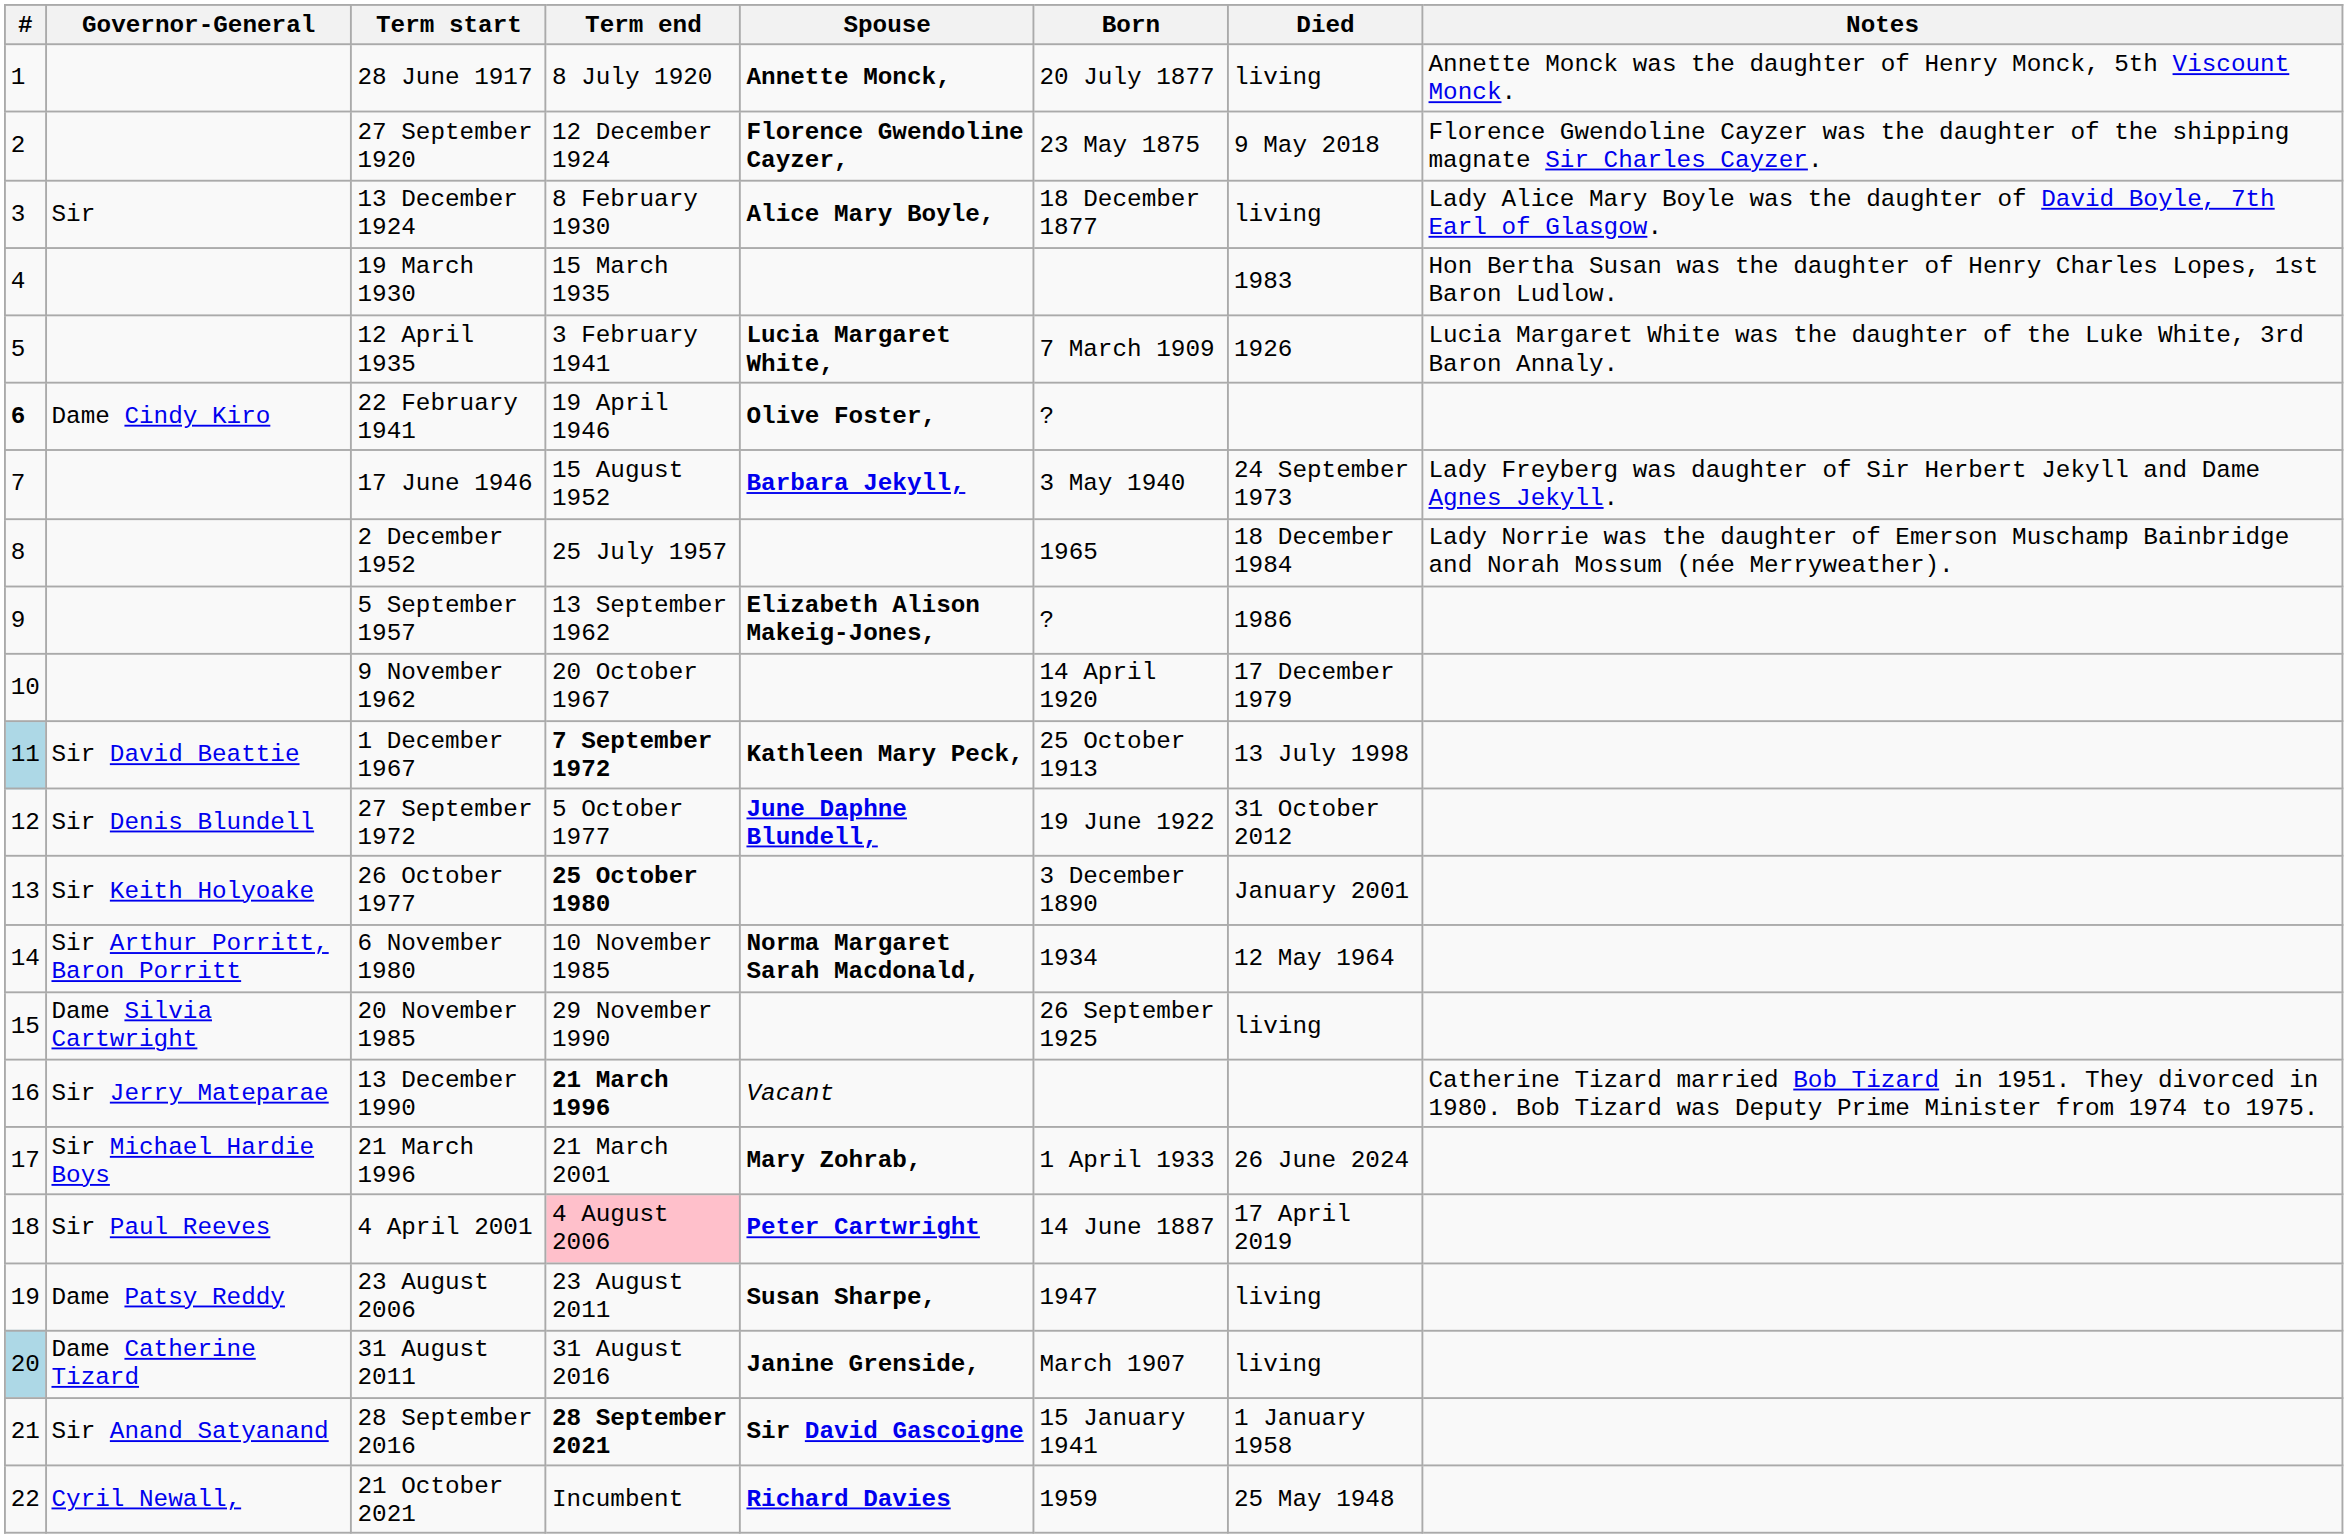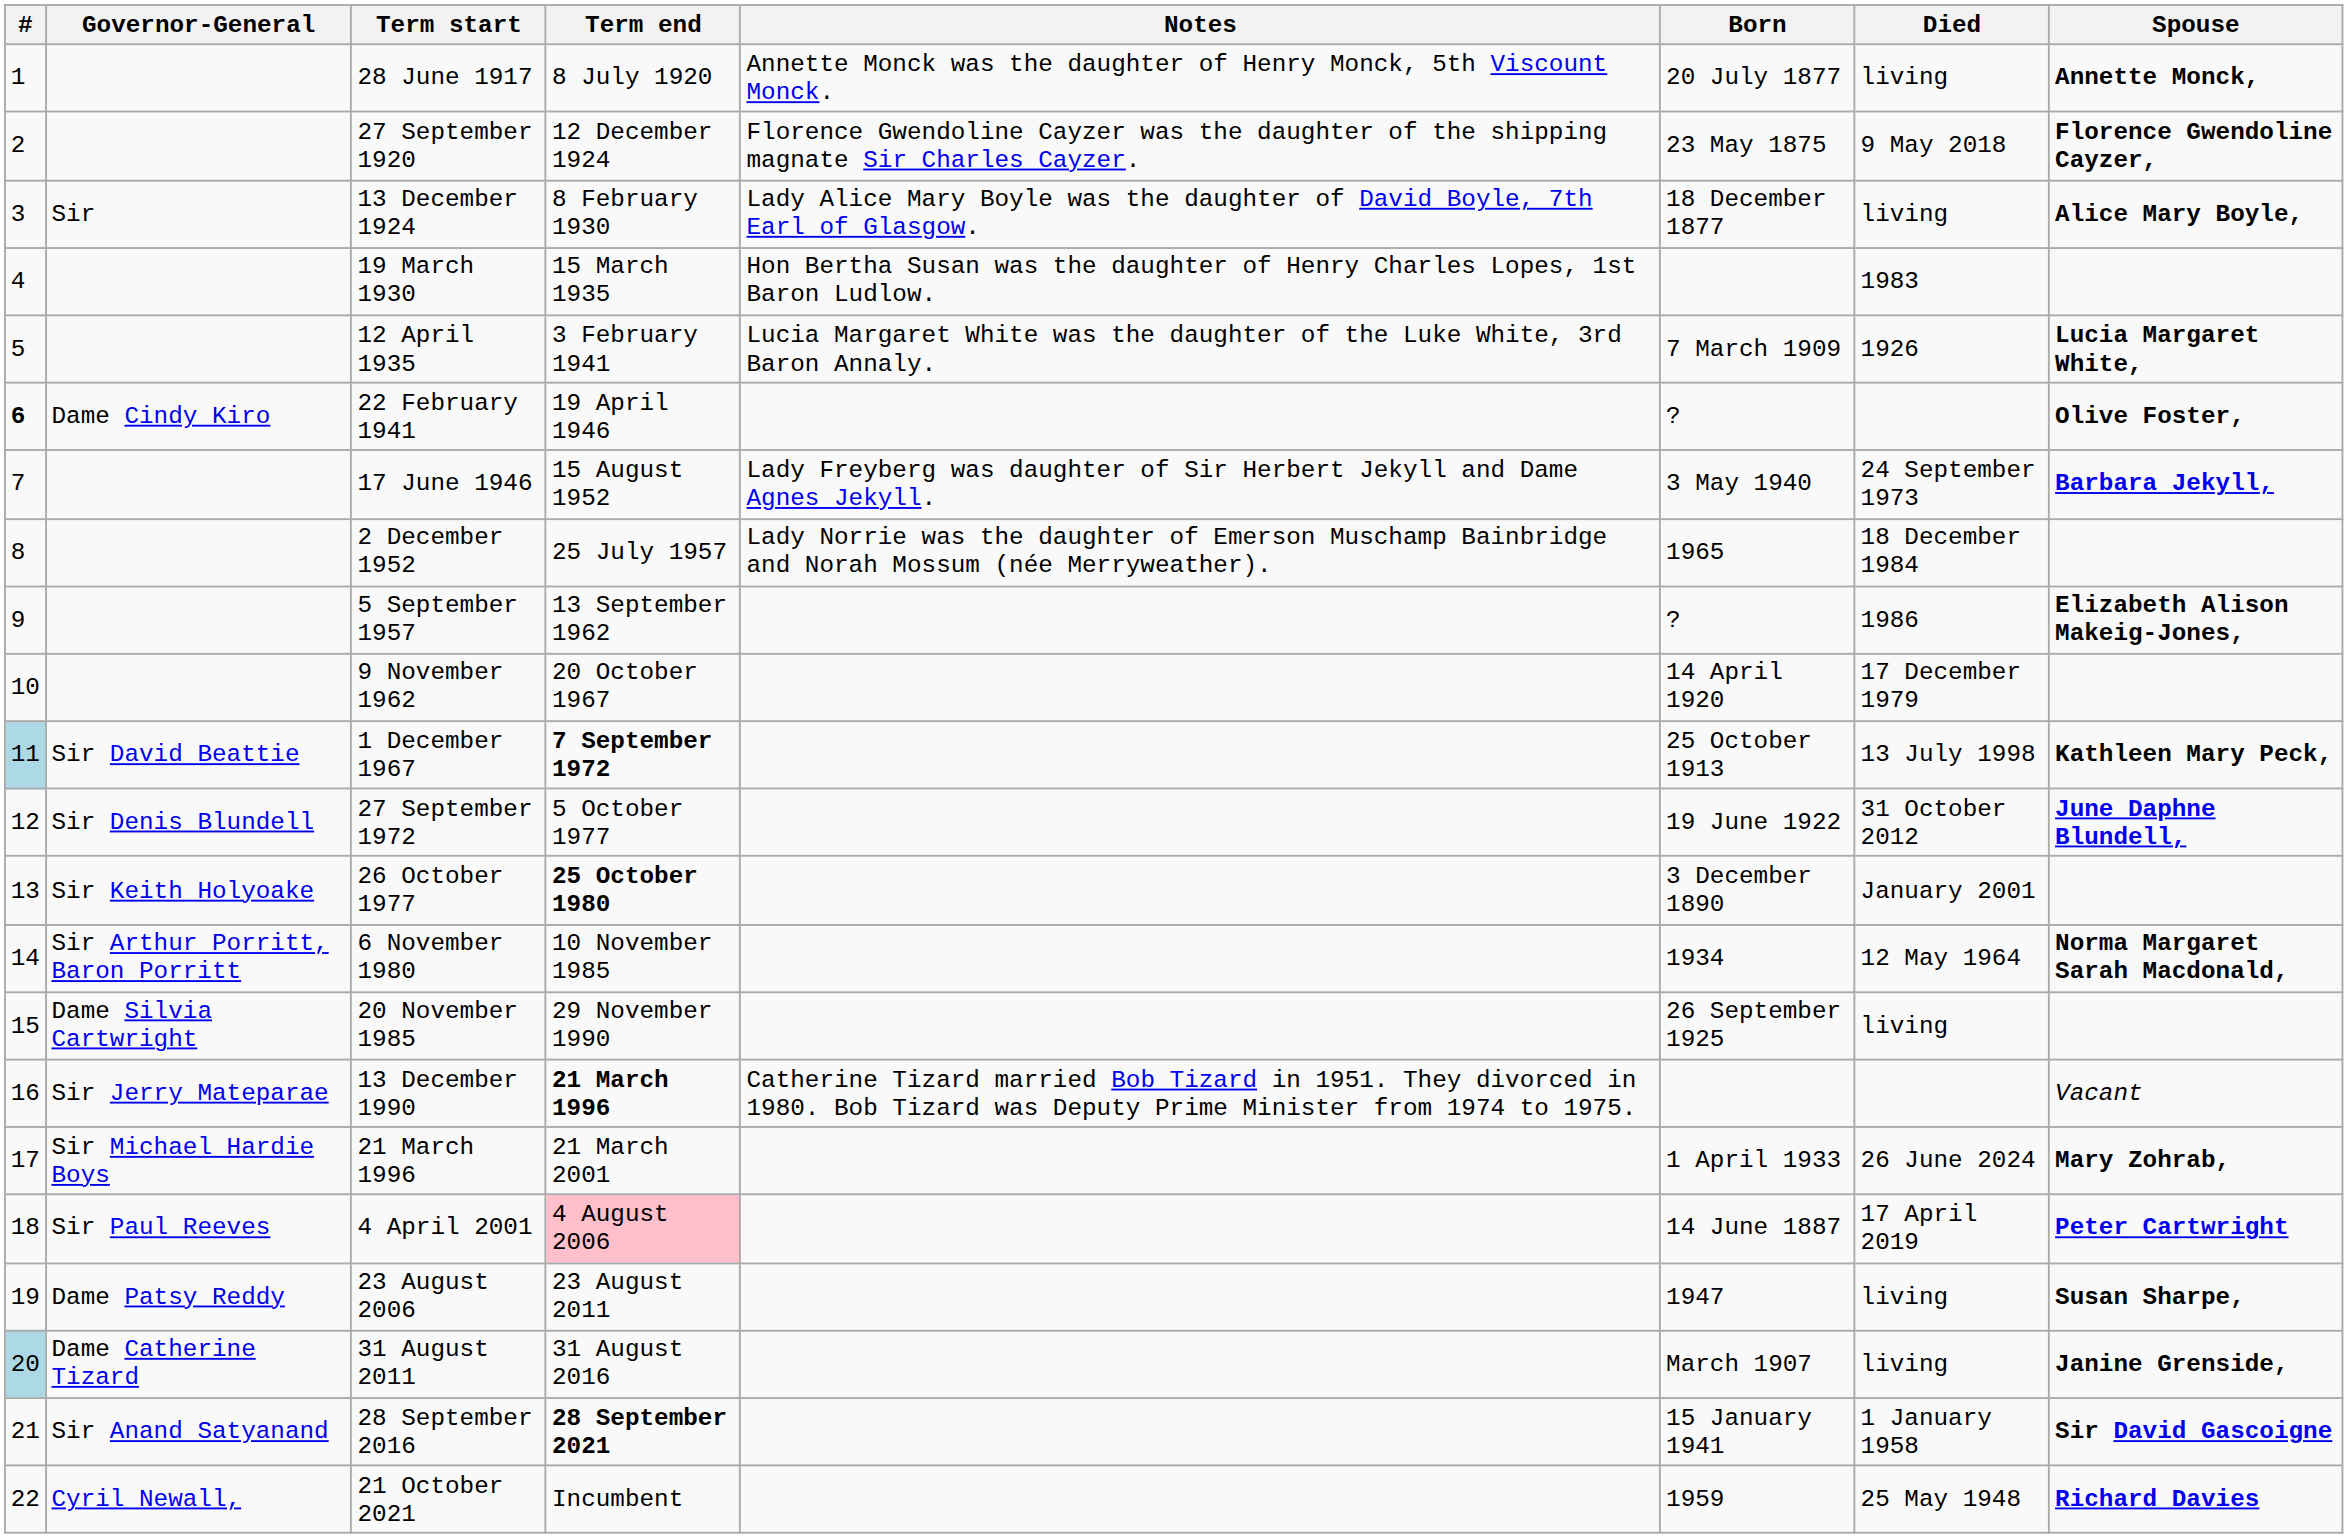columns swapped: (887, 25) <-> (1883, 25)
